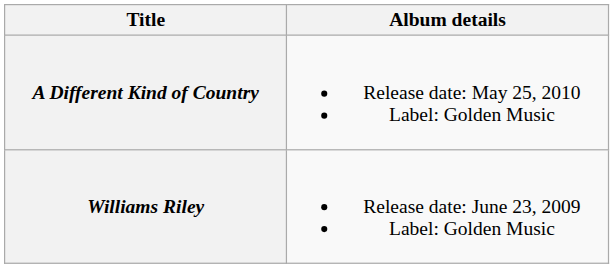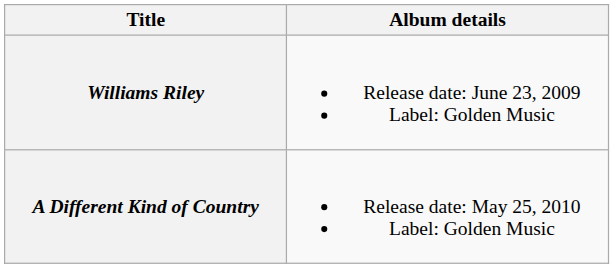rows swapped: (146, 206) <-> (146, 92)
